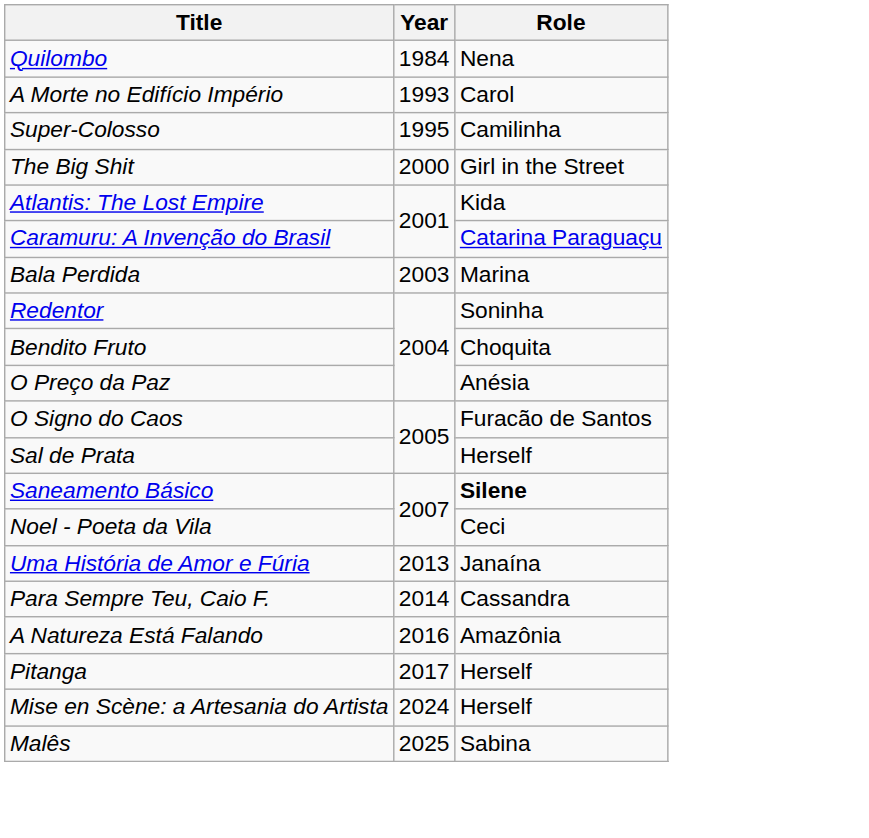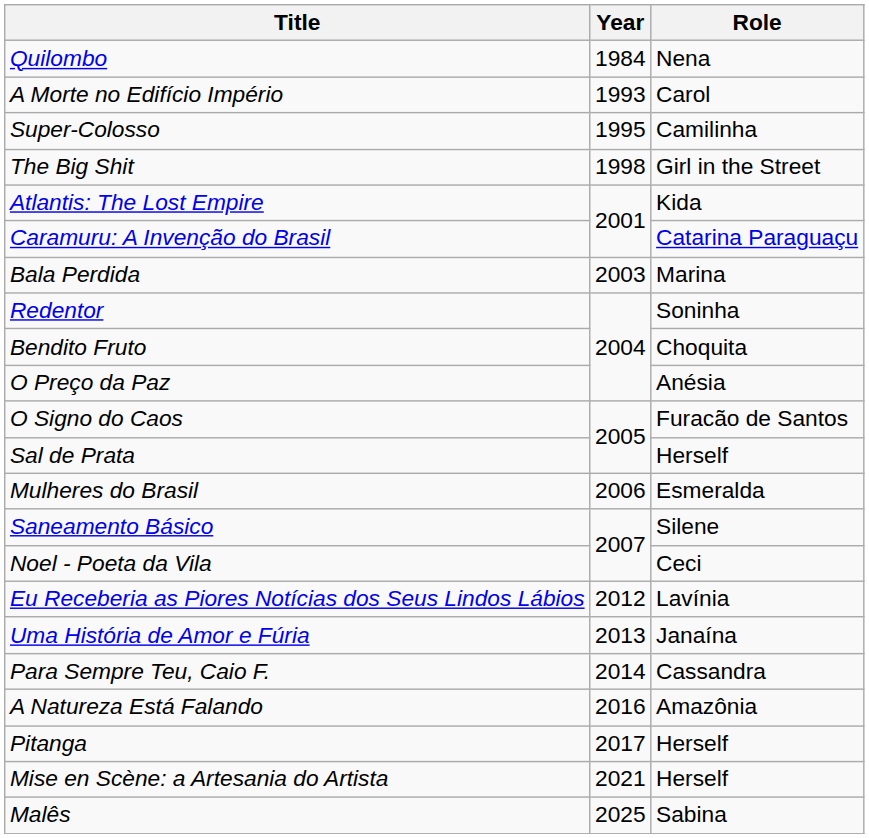(424, 166) 2000 -> (620, 166) 1998
+ row: (104, 490)
(493, 490) bold -> (688, 526) normal
+ row: (297, 599)
(424, 707) 2024 -> (620, 779) 2021
